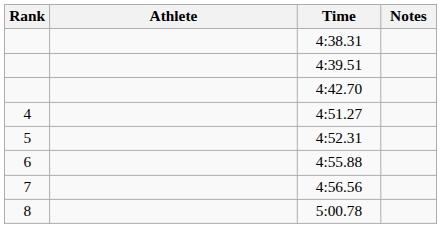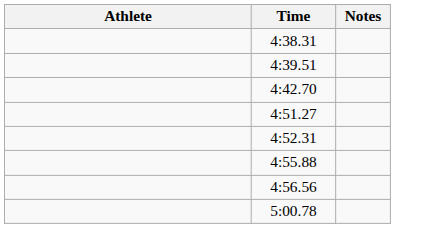- column: (27, 16)
